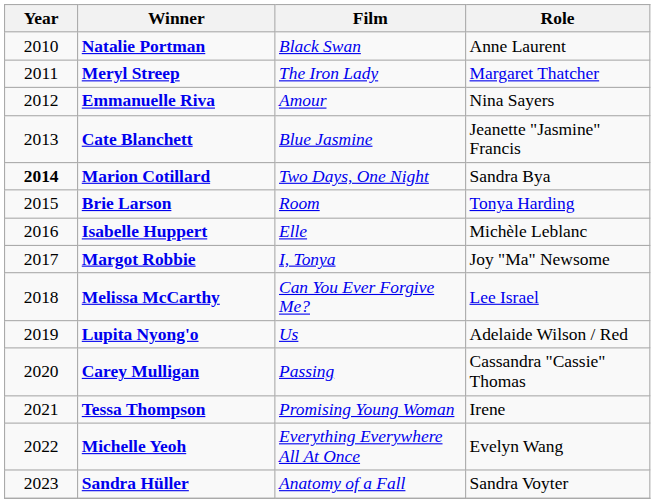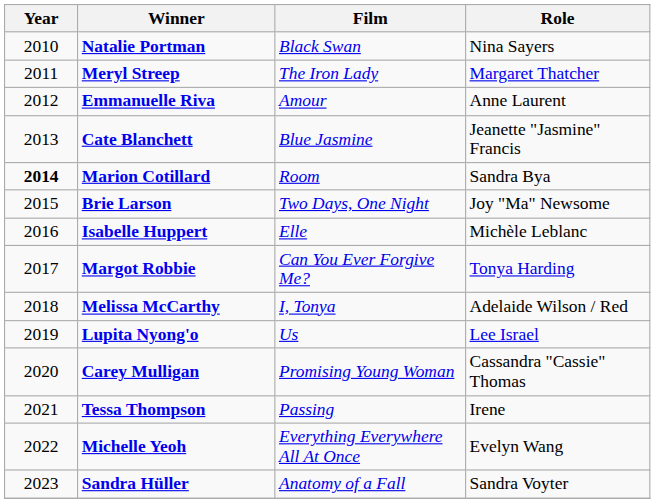(518, 45) Anne Laurent -> (512, 45) Nina Sayers
(512, 101) Nina Sayers -> (518, 101) Anne Laurent
(354, 176) Two Days, One Night -> (299, 176) Room
(299, 203) Room -> (354, 203) Two Days, One Night
(522, 203) Tonya Harding -> (540, 203) Joy "Ma" Newsome
(307, 259) I, Tonya -> (357, 269) Can You Ever Forgive Me?
(540, 259) Joy "Ma" Newsome -> (522, 269) Tonya Harding
(357, 296) Can You Ever Forgive Me? -> (307, 306) I, Tonya
(504, 296) Lee Israel -> (549, 306) Adelaide Wilson / Red
(549, 334) Adelaide Wilson / Red -> (504, 334) Lee Israel
(307, 371) Passing -> (367, 371) Promising Young Woman
(367, 409) Promising Young Woman -> (307, 409) Passing
